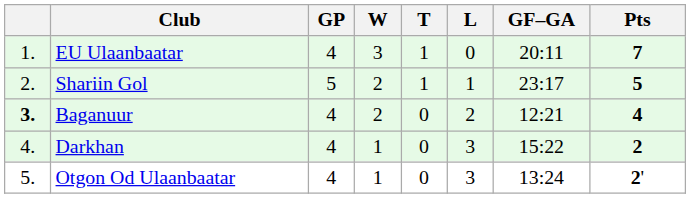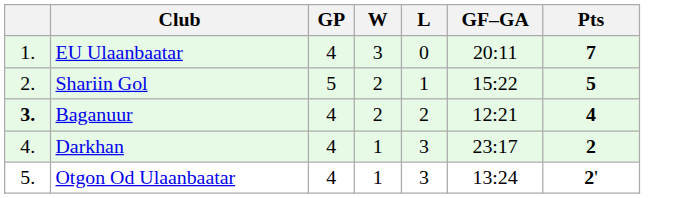- column: (424, 20)
(541, 83) 23:17 -> (495, 83) 15:22
(541, 146) 15:22 -> (495, 146) 23:17
